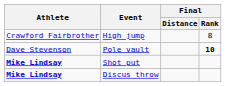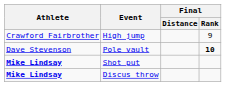(210, 36) 8 -> (210, 36) 9
